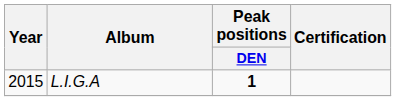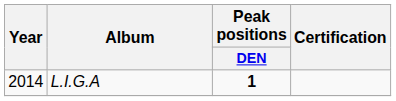(26, 82) 2015 -> (26, 82) 2014
